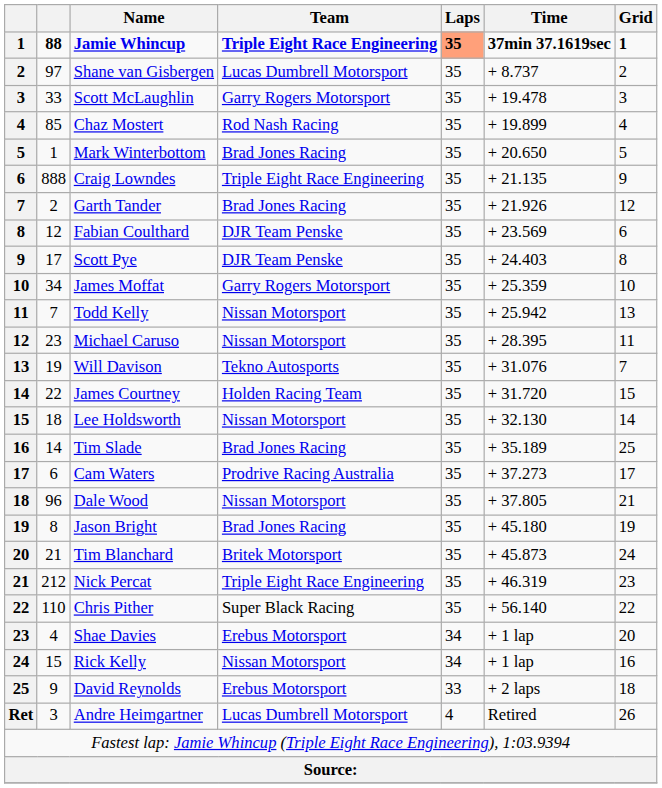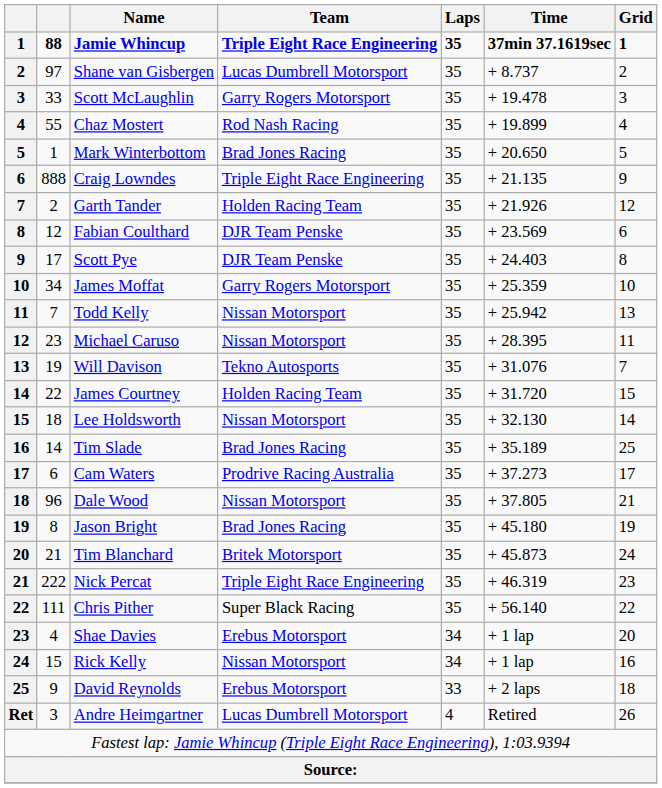(453, 44) lightsalmon background -> (453, 44) no background
(54, 125) 85 -> (54, 125) 55
(284, 205) Brad Jones Racing -> (292, 205) Holden Racing Team
(54, 581) 212 -> (54, 581) 222
(54, 608) 110 -> (54, 608) 111
